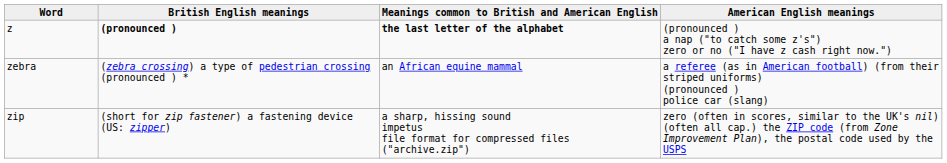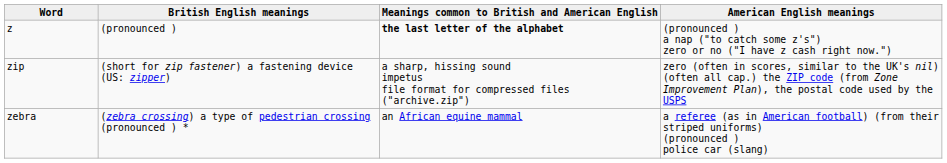(139, 28) bold -> (139, 28) normal
rows swapped: (21, 67) <-> (16, 116)
